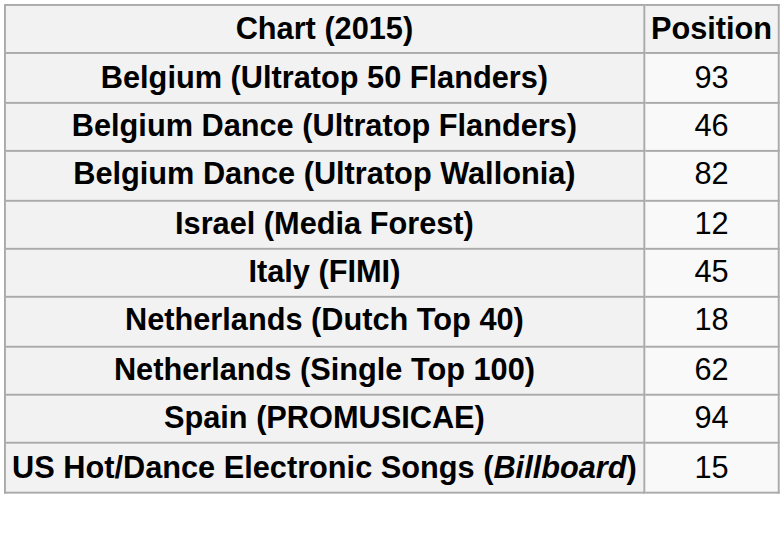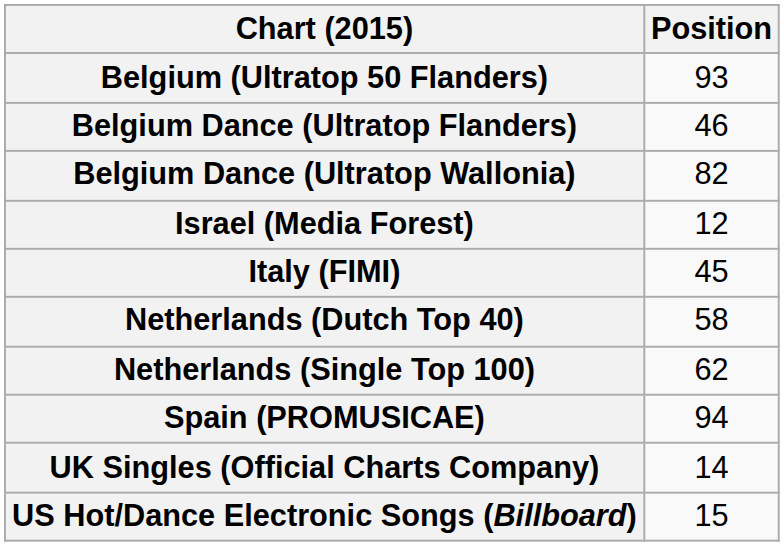(712, 321) 18 -> (712, 321) 58
+ row: (324, 467)
